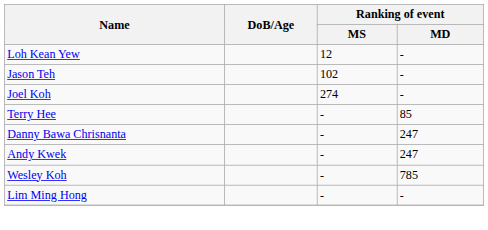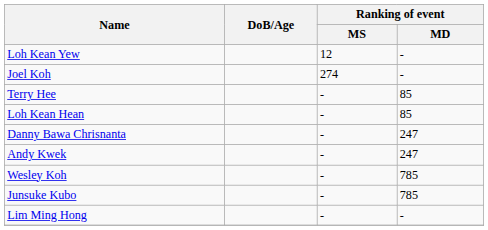- row: (31, 74)
+ row: (46, 114)
+ row: (42, 195)
